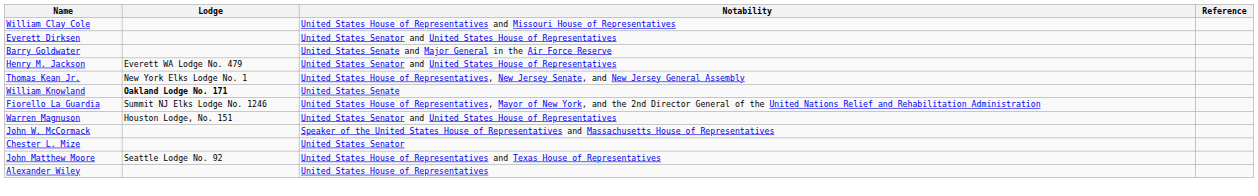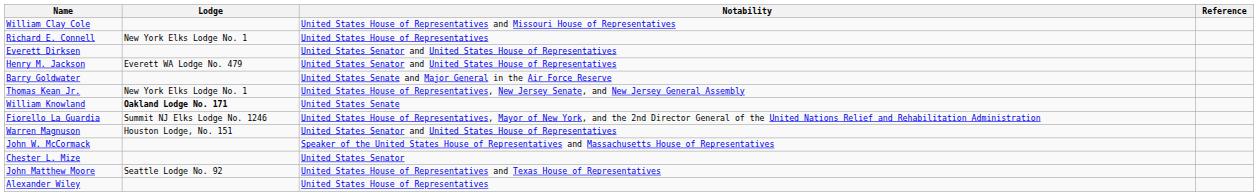+ row: (51, 38)
rows swapped: (43, 51) <-> (46, 64)
